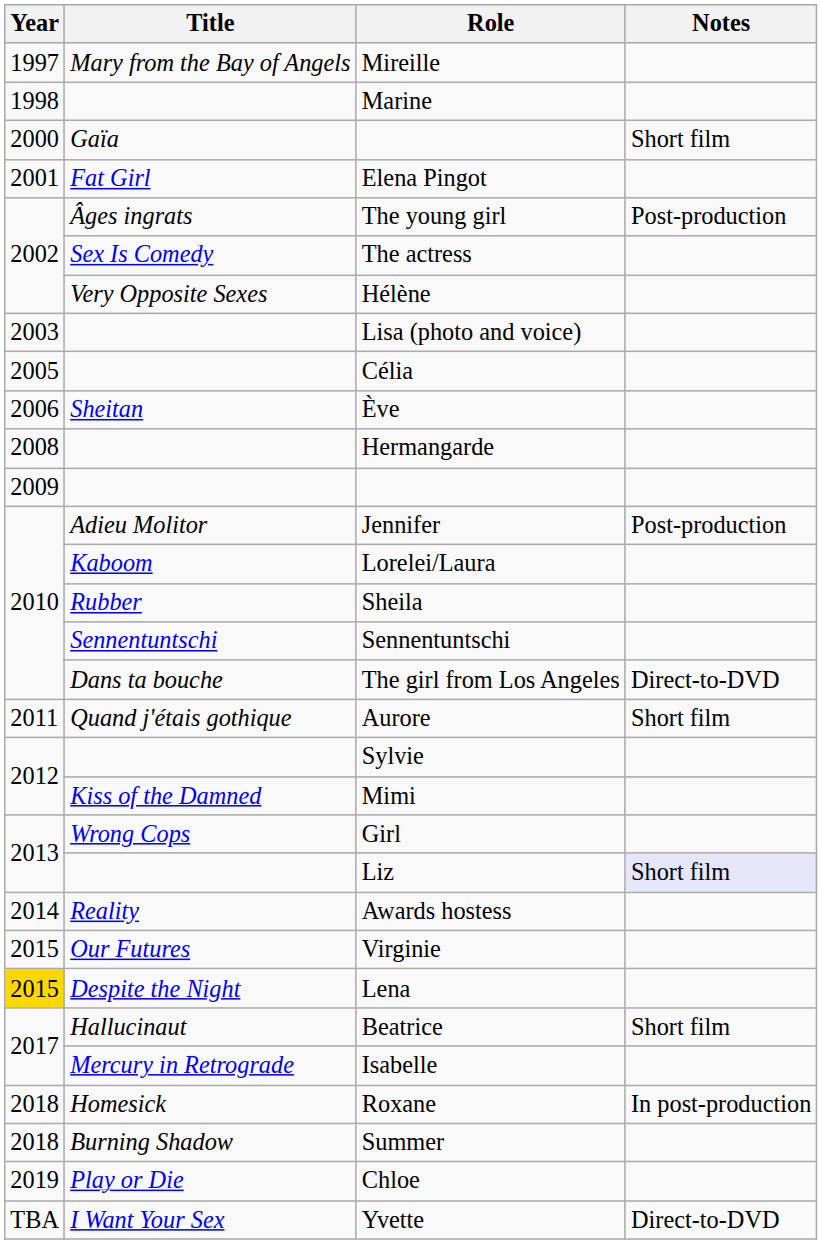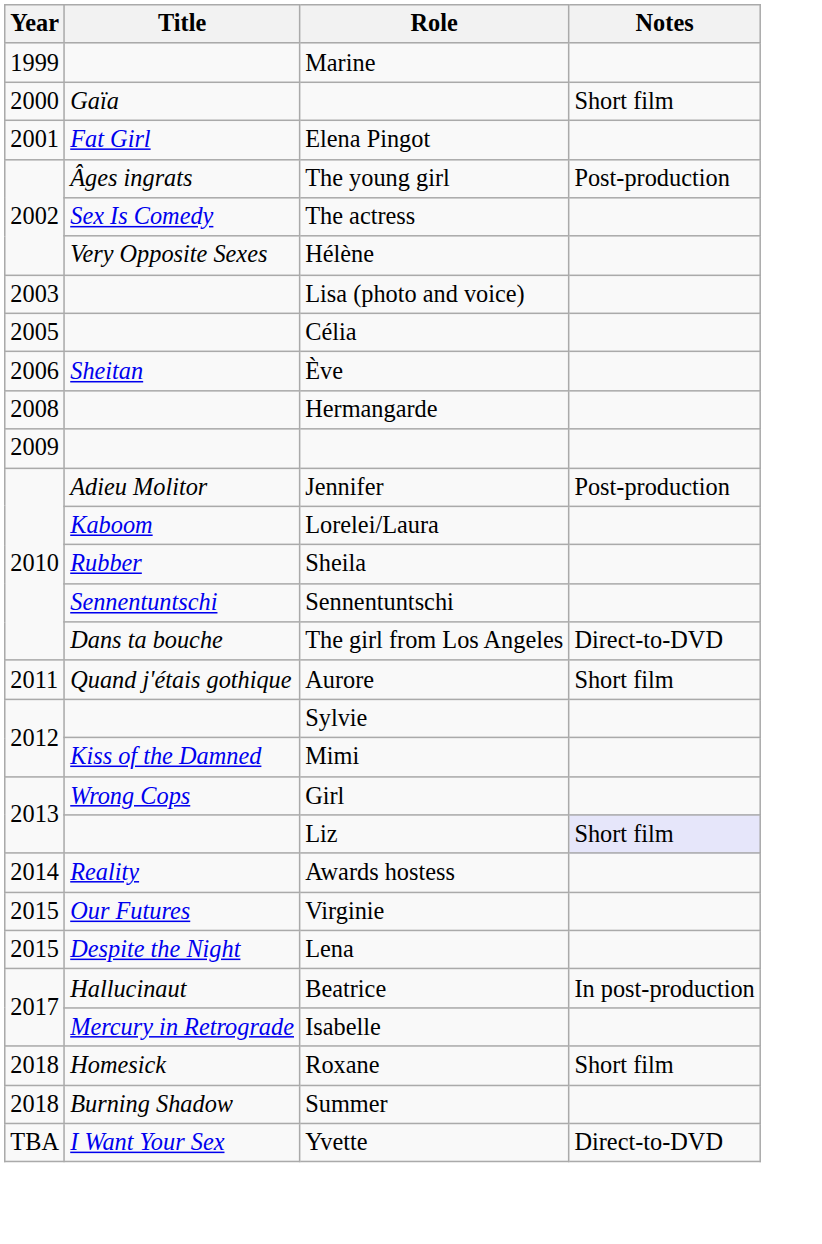- row: (210, 62)
(35, 100) 1998 -> (35, 62) 1999
(35, 988) gold background -> (35, 949) no background
(681, 1026) Short film -> (665, 988) In post-production
(721, 1103) In post-production -> (624, 1065) Short film
- row: (127, 1180)
